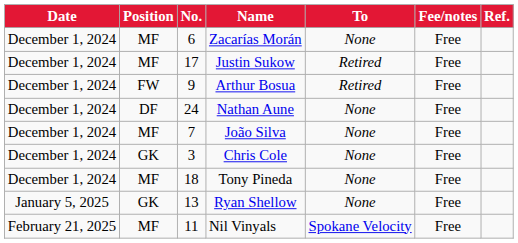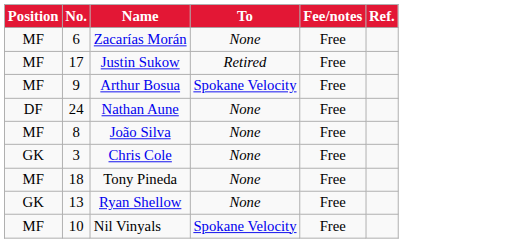- column: (62, 16)
(148, 86) FW -> (33, 86) MF
(360, 86) Retired -> (245, 86) Spokane Velocity
(191, 132) 7 -> (76, 132) 8
(191, 226) 11 -> (76, 226) 10
